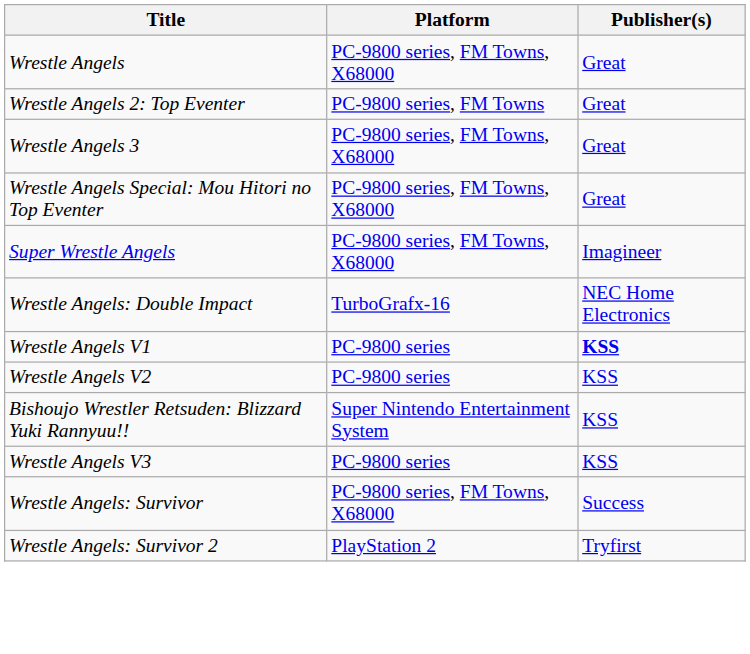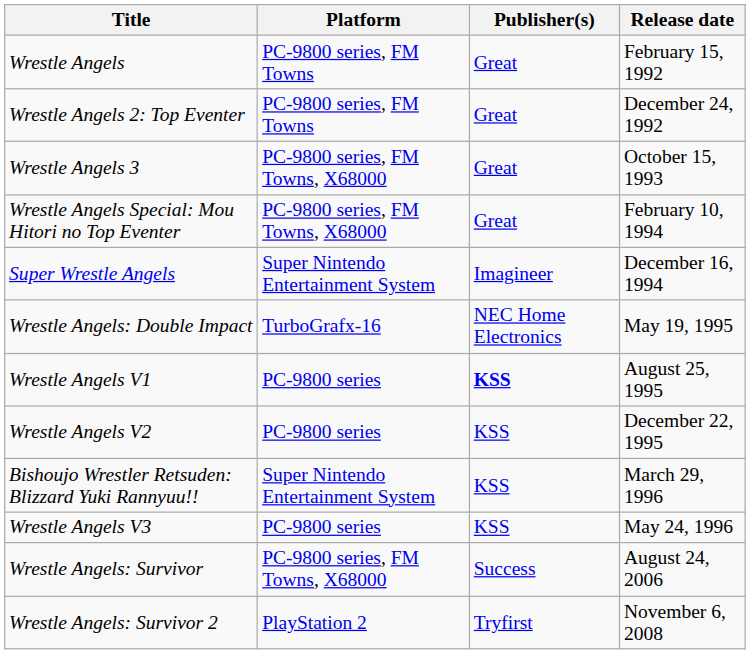+ column: (682, 19)
(440, 61) PC-9800 series, FM Towns, X68000 -> (341, 61) PC-9800 series, FM Towns
(440, 251) PC-9800 series, FM Towns, X68000 -> (349, 273) Super Nintendo Entertainment System
